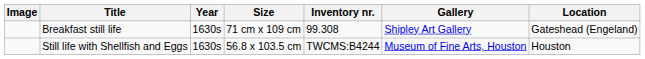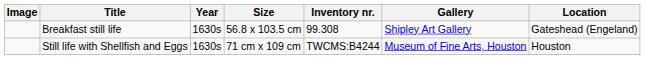(264, 29) 71 cm x 109 cm -> (264, 29) 56.8 x 103.5 cm
(264, 46) 56.8 x 103.5 cm -> (264, 46) 71 cm x 109 cm
